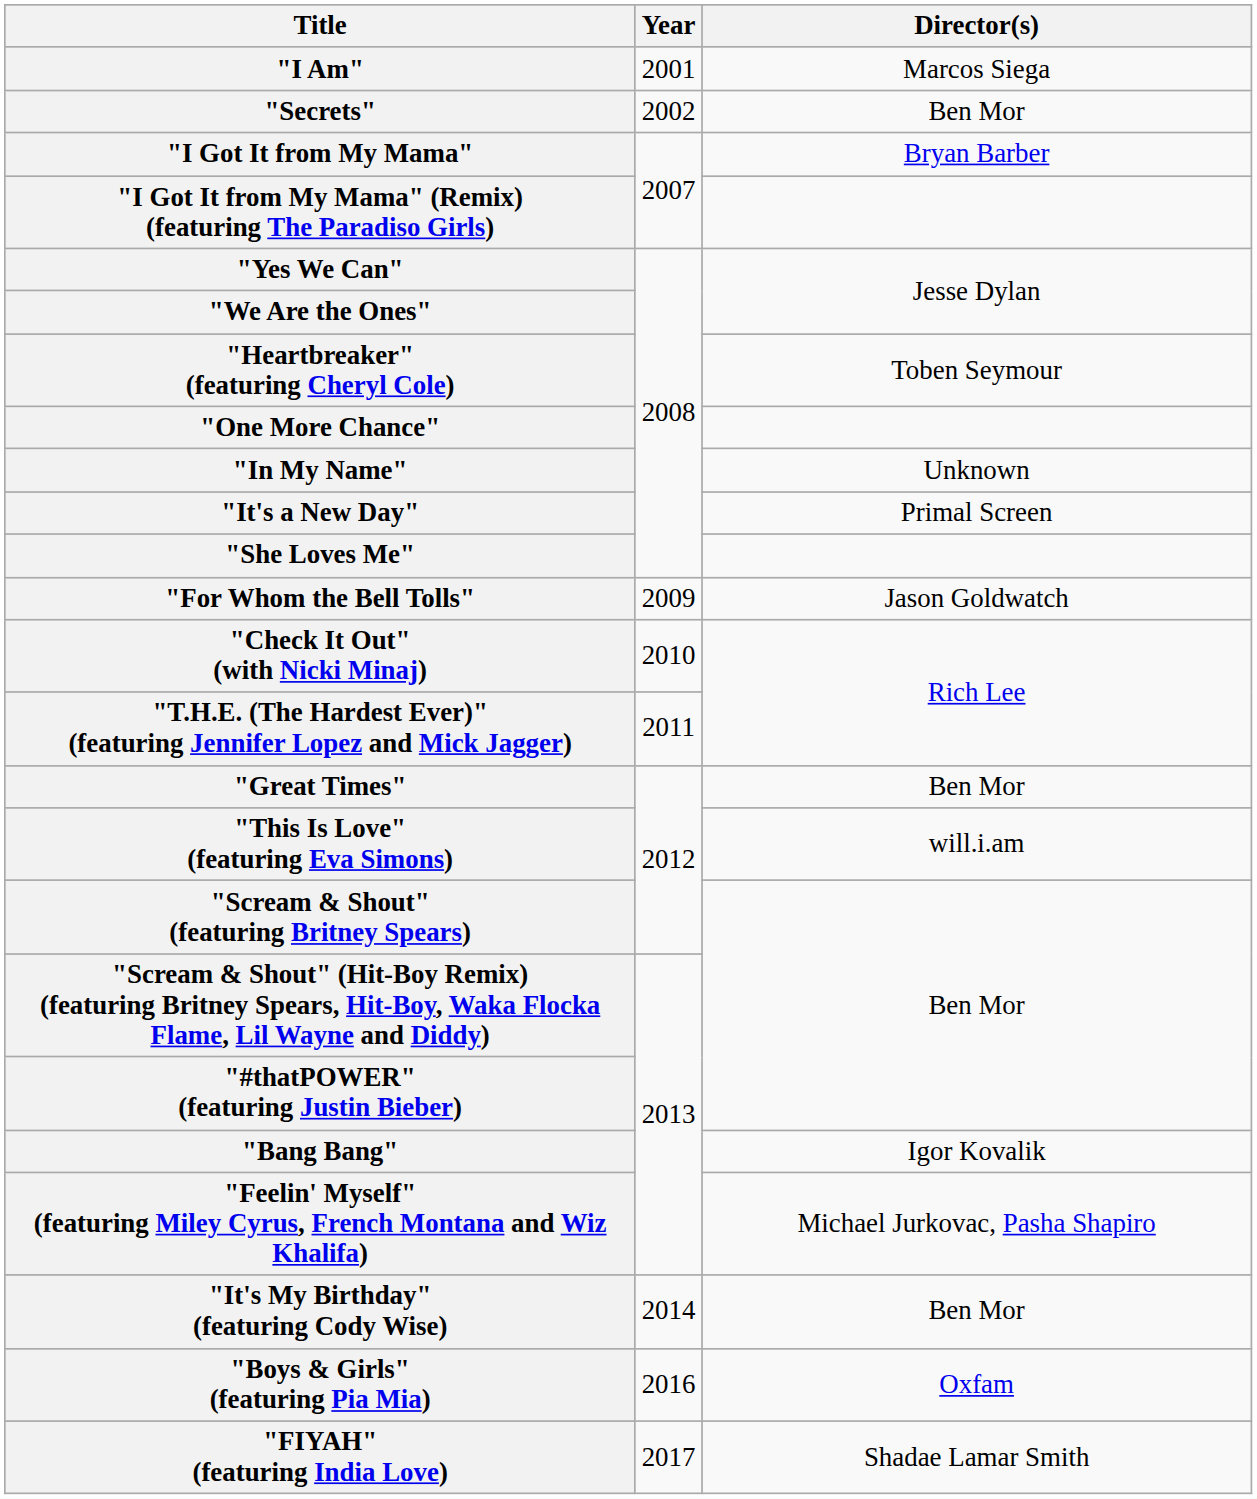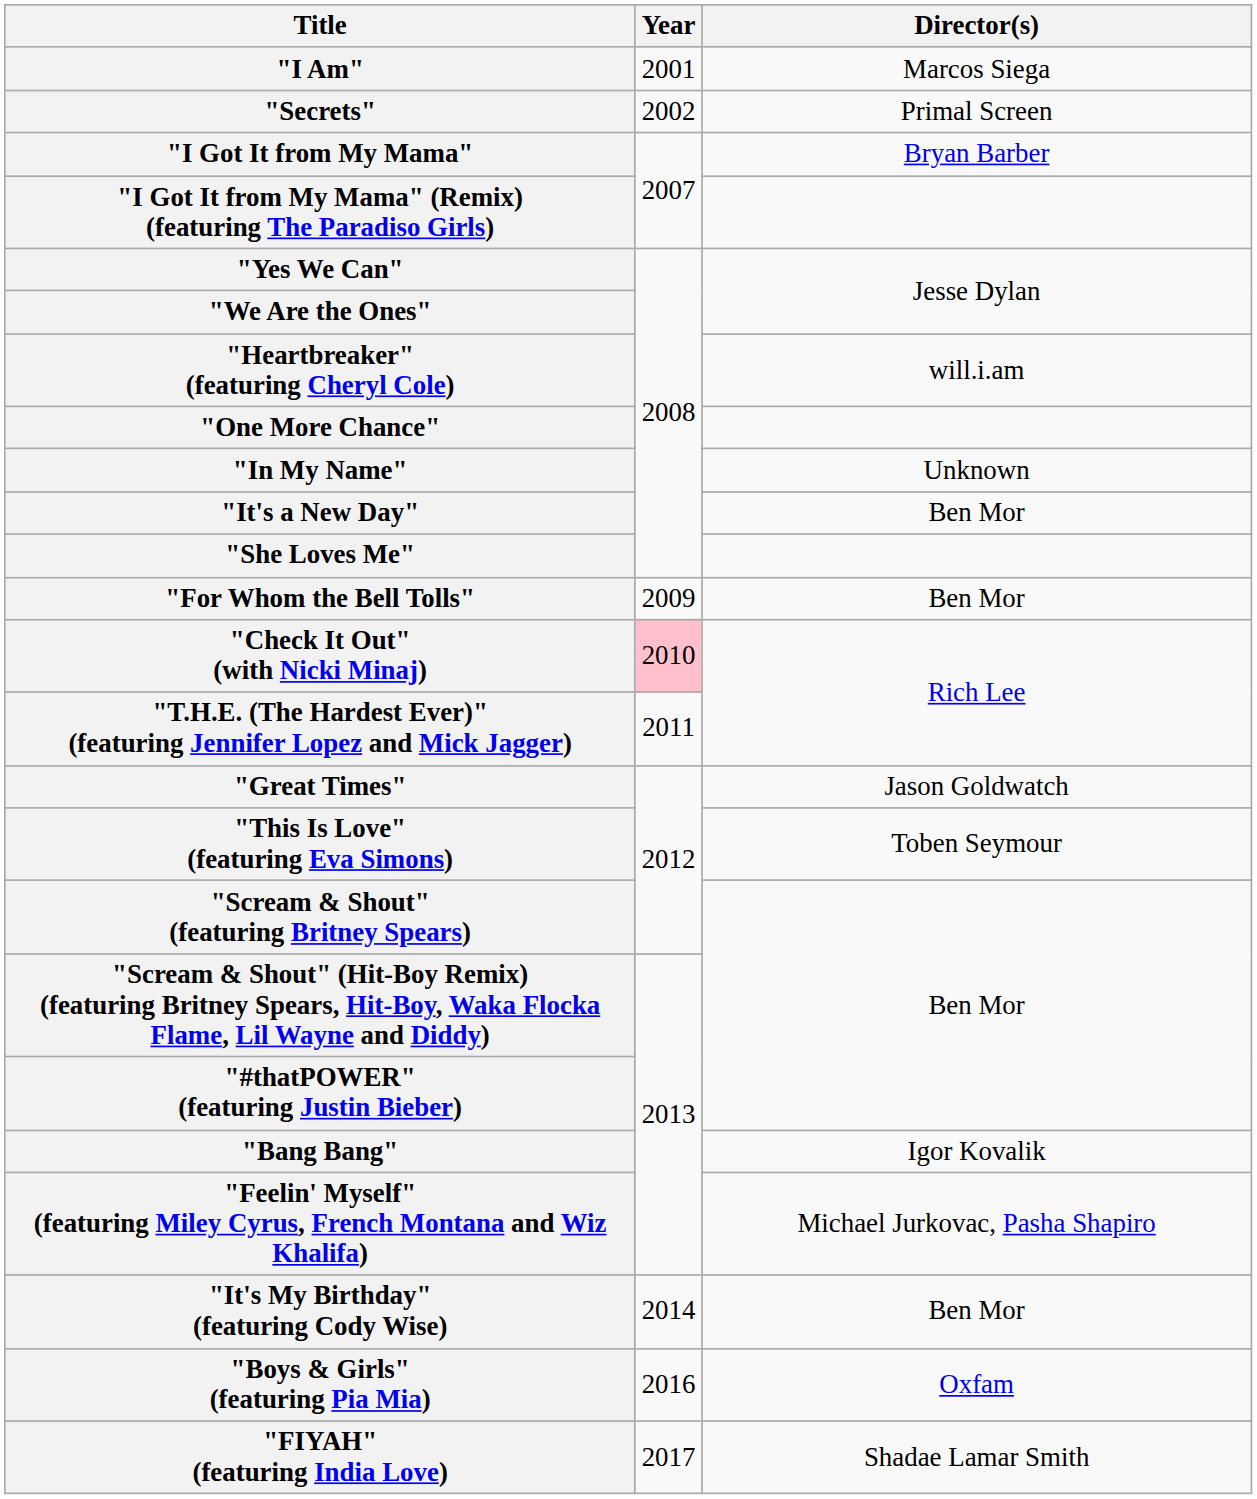(977, 111) Ben Mor -> (977, 111) Primal Screen
(977, 369) Toben Seymour -> (977, 369) will.i.am
(977, 512) Primal Screen -> (977, 512) Ben Mor
(977, 597) Jason Goldwatch -> (977, 597) Ben Mor
(669, 655) no background -> (669, 655) pink background
(977, 786) Ben Mor -> (977, 786) Jason Goldwatch
(977, 843) will.i.am -> (977, 843) Toben Seymour
